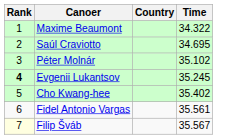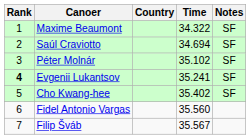+ column: (229, 12)
(195, 45) 34.695 -> (195, 45) 34.694
(195, 77) 35.245 -> (195, 77) 35.241
(195, 110) 35.561 -> (195, 110) 35.560
(19, 126) lightyellow background -> (19, 126) no background
